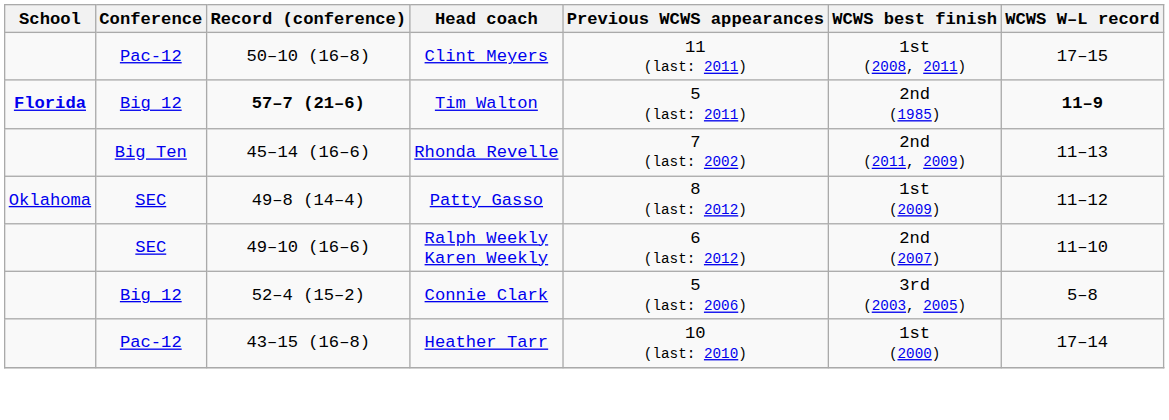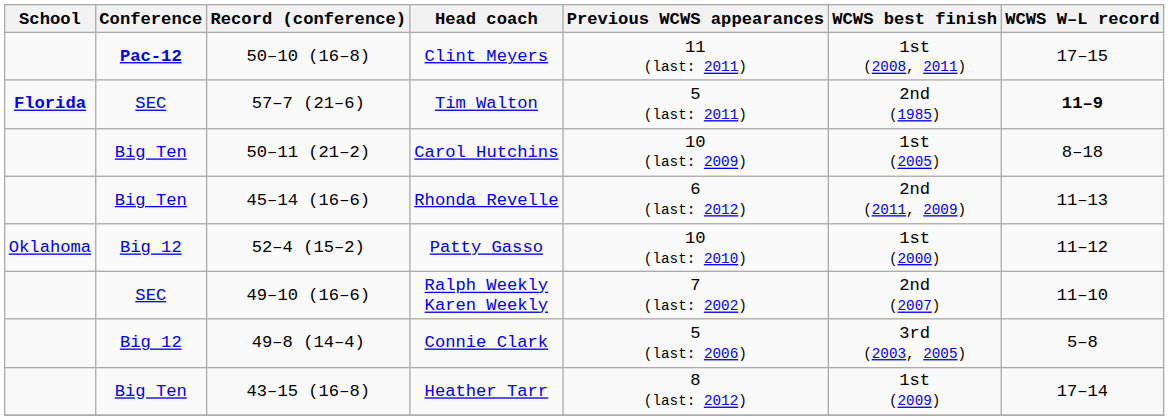(151, 57) normal -> (151, 57) bold
(151, 104) Big 12 -> (151, 104) SEC
(308, 104) bold -> (308, 104) normal
+ row: (486, 152)
(695, 151) 7 (last: 2002) -> (695, 199) 6 (last: 2012)
(151, 200) SEC -> (151, 248) Big 12
(308, 200) 49–8 (14–4) -> (308, 248) 52–4 (15–2)
(695, 199) 8 (last: 2012) -> (695, 247) 10 (last: 2010)
(915, 199) 1st (2009) -> (915, 247) 1st (2000)
(695, 247) 6 (last: 2012) -> (695, 295) 7 (last: 2002)
(308, 295) 52–4 (15–2) -> (308, 343) 49–8 (14–4)
(151, 343) Pac-12 -> (151, 391) Big Ten
(695, 342) 10 (last: 2010) -> (695, 390) 8 (last: 2012)
(915, 342) 1st (2000) -> (915, 390) 1st (2009)
